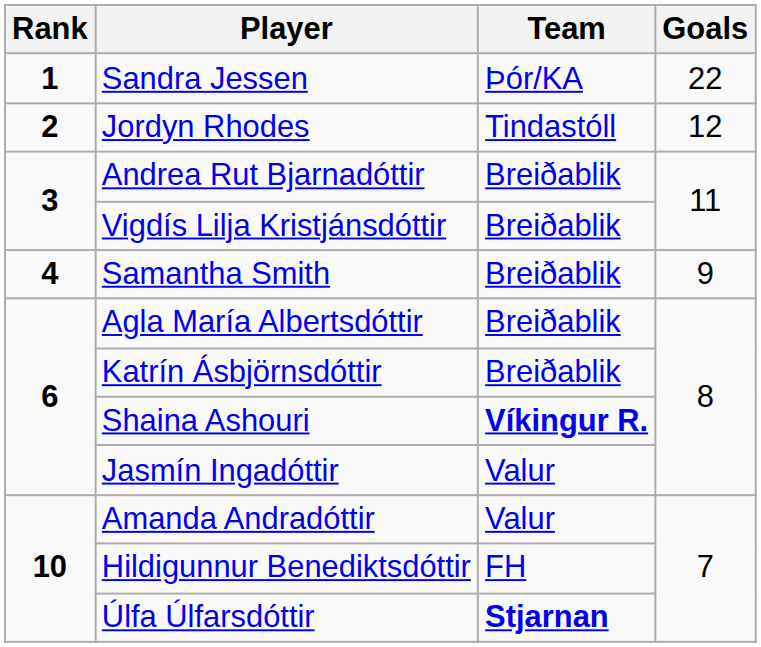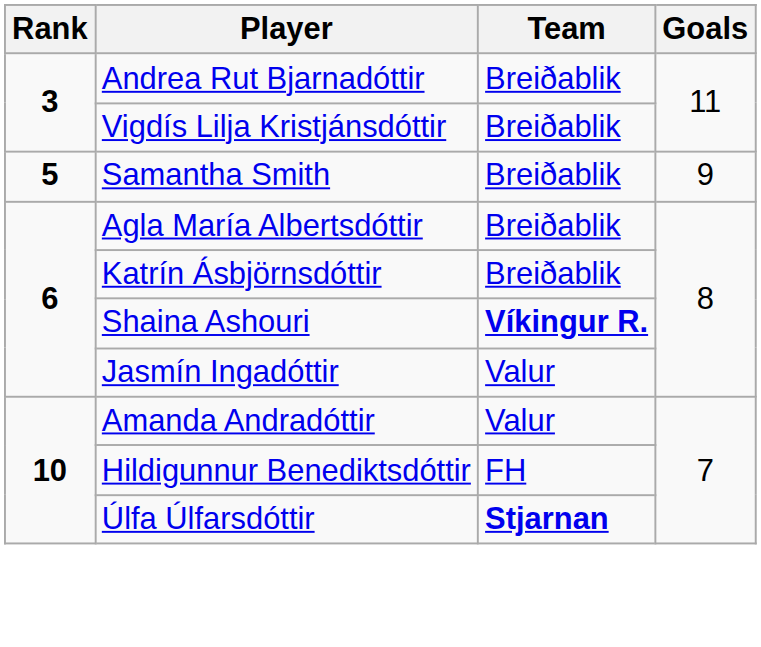- row: (205, 77)
- row: (206, 126)
(50, 273) 4 -> (50, 175) 5
